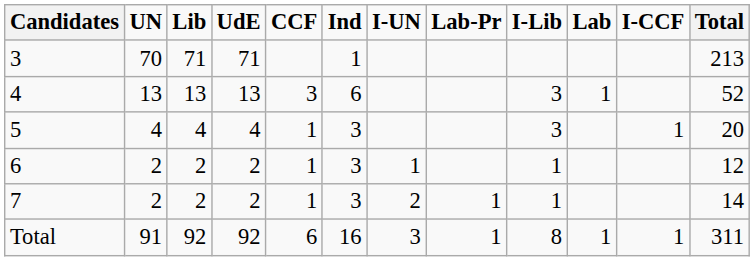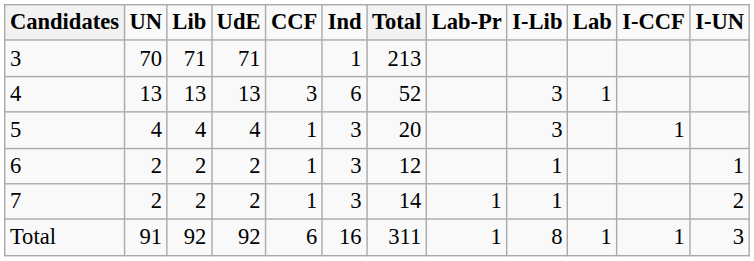columns swapped: (396, 22) <-> (719, 22)
